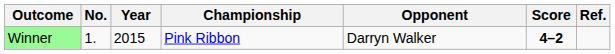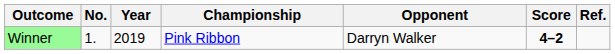(129, 37) 2015 -> (129, 37) 2019
